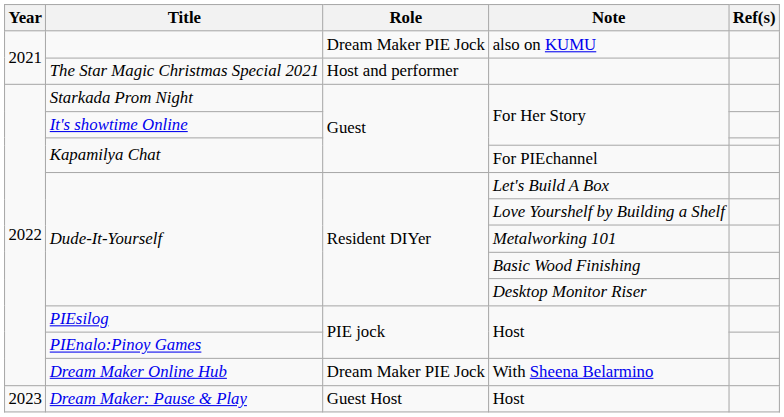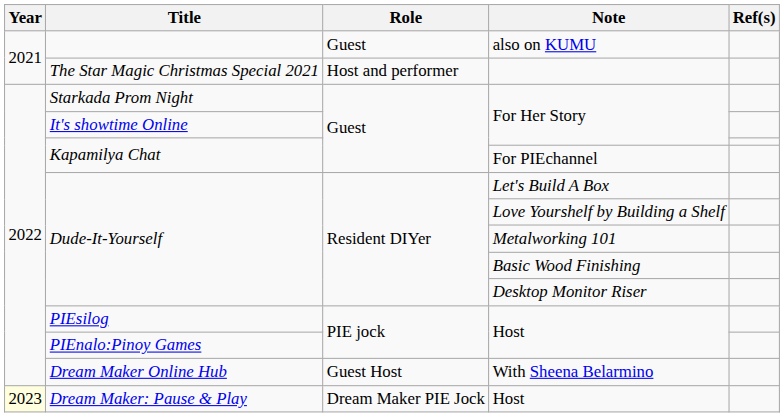(406, 44) Dream Maker PIE Jock -> (346, 44) Guest
(406, 371) Dream Maker PIE Jock -> (364, 371) Guest Host
(25, 398) no background -> (25, 398) lightyellow background
(364, 398) Guest Host -> (406, 398) Dream Maker PIE Jock
